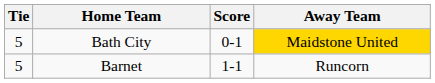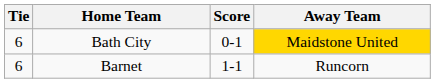(19, 41) 5 -> (19, 41) 6
(19, 66) 5 -> (19, 66) 6
